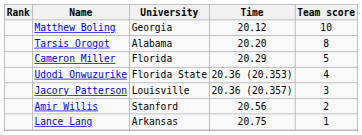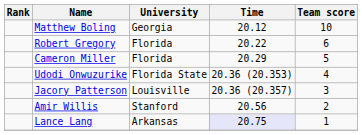- row: (72, 44)
+ row: (75, 44)
(252, 122) no background -> (252, 122) lavender background
